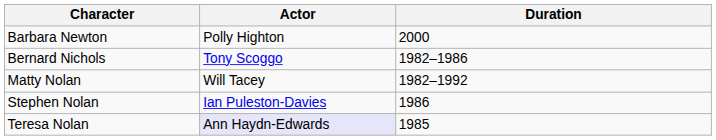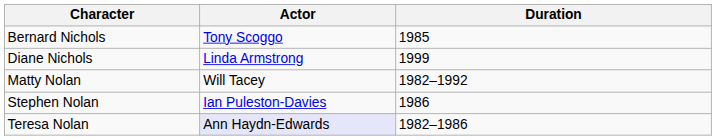- row: (57, 37)
(433, 59) 1982–1986 -> (414, 37) 1985
+ row: (50, 59)
(414, 124) 1985 -> (433, 124) 1982–1986
